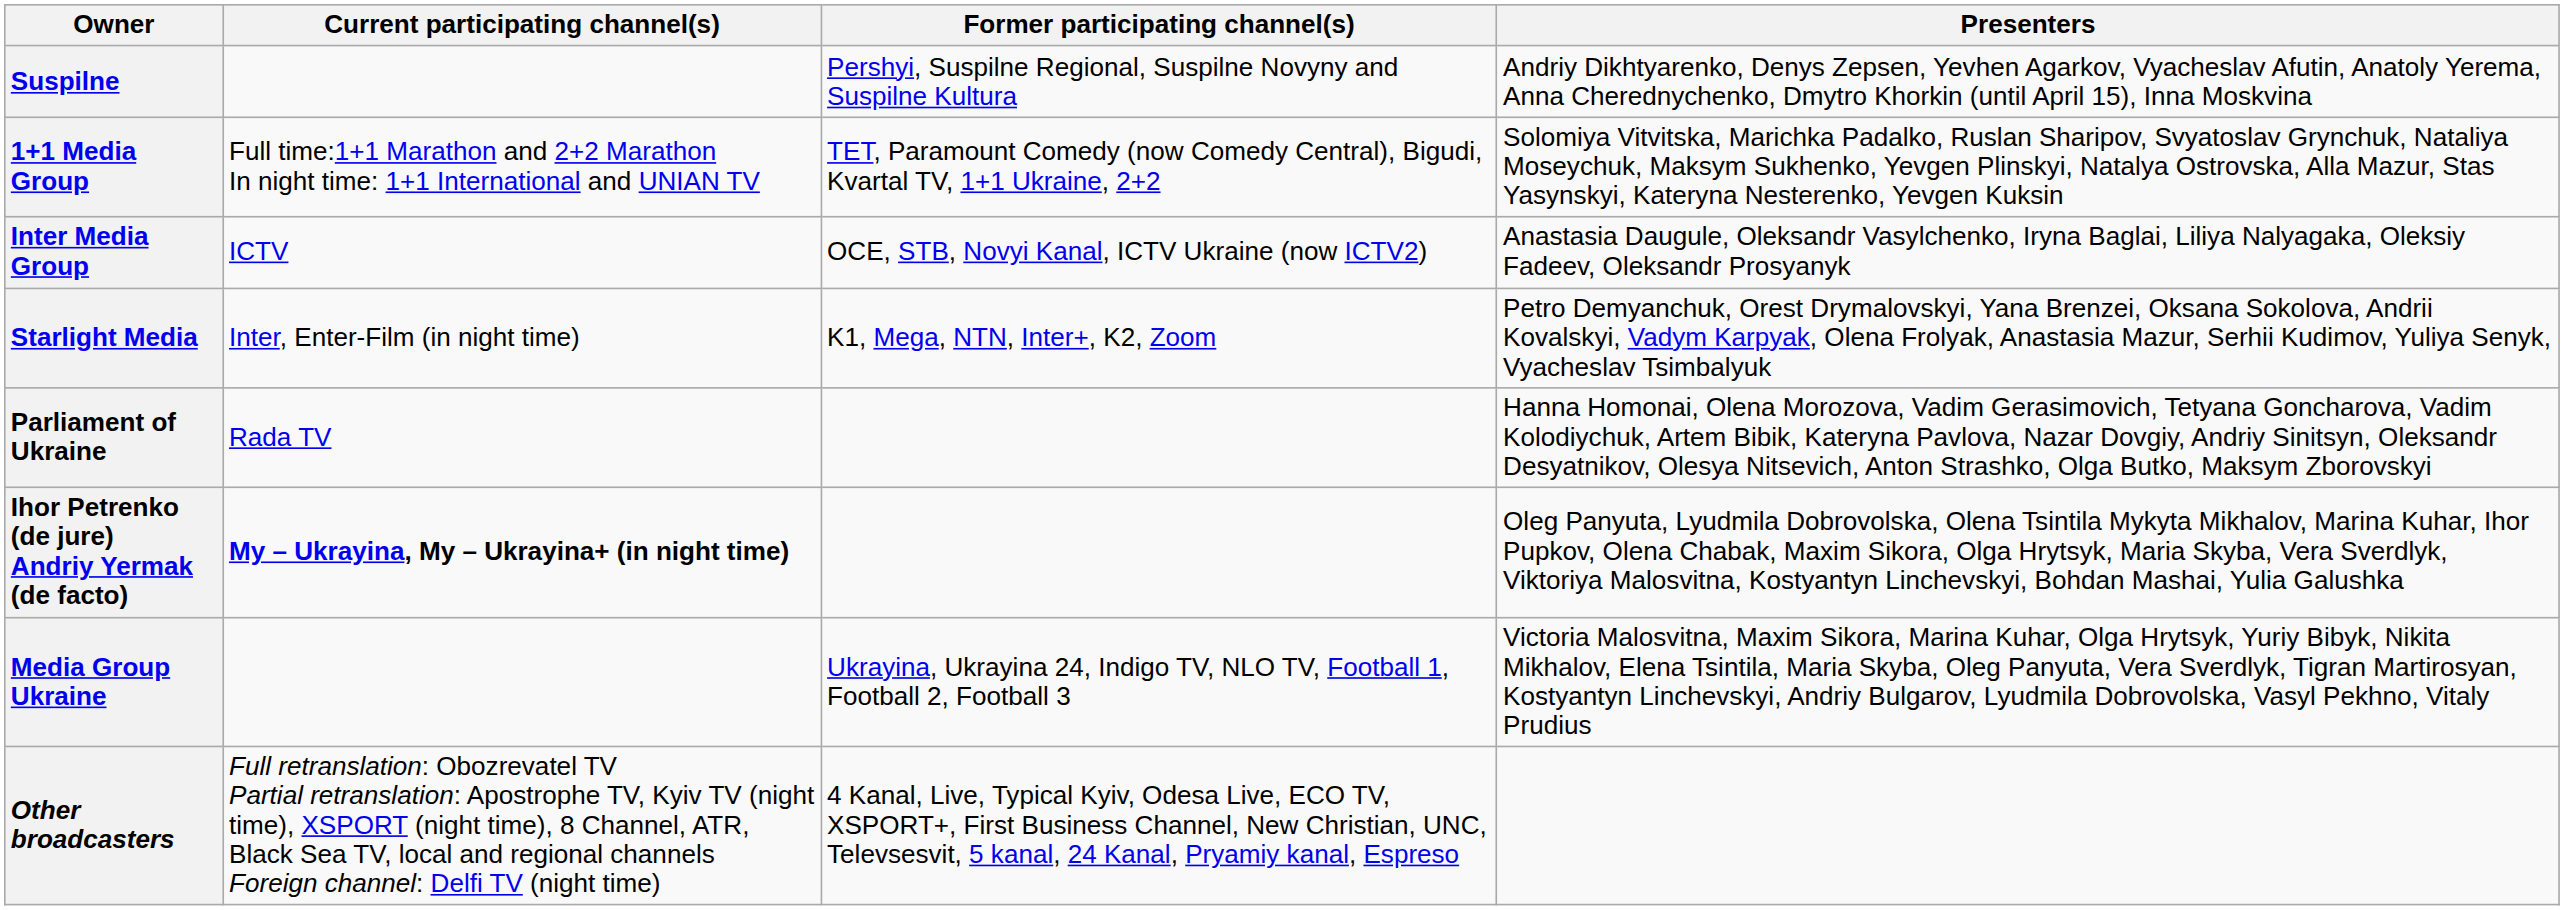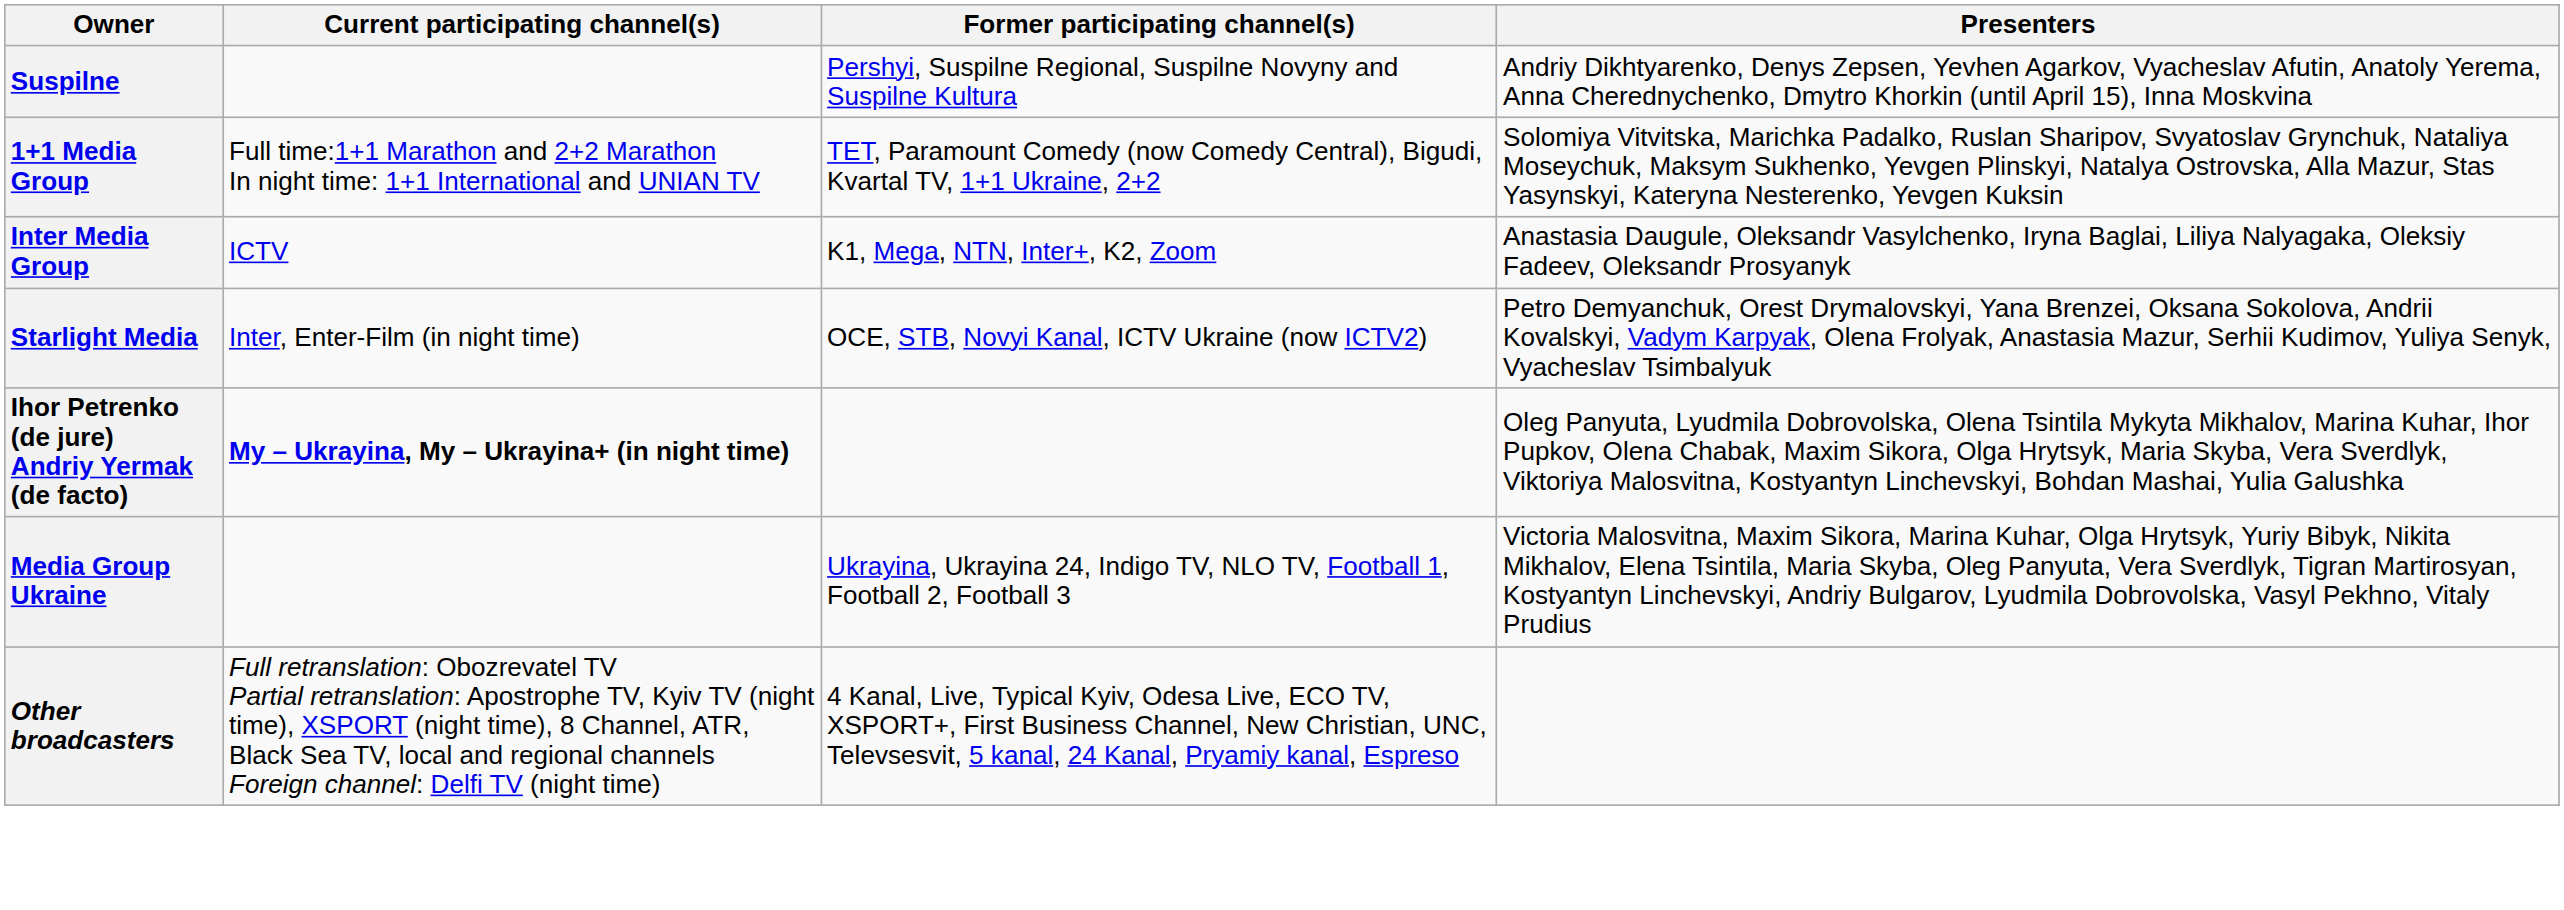(1127, 251) OCE, STB, Novyi Kanal, ICTV Ukraine (now ICTV2) -> (1022, 251) K1, Mega, NTN, Inter+, K2, Zoom
(1022, 337) K1, Mega, NTN, Inter+, K2, Zoom -> (1127, 337) OCE, STB, Novyi Kanal, ICTV Ukraine (now ICTV2)
- row: (93, 437)
